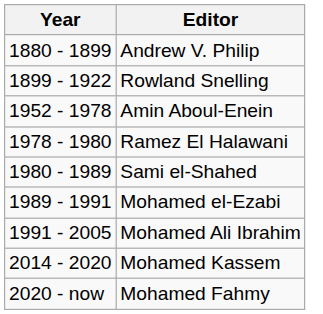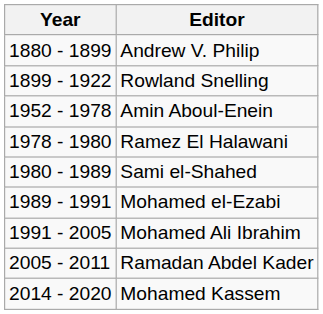+ row: (217, 263)
- row: (195, 293)
